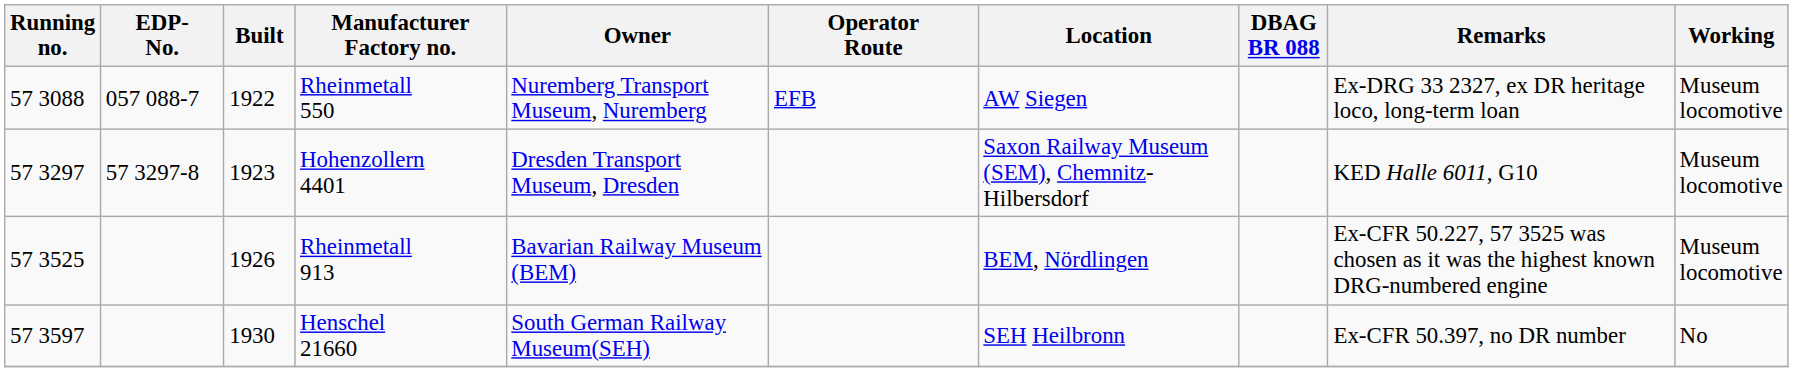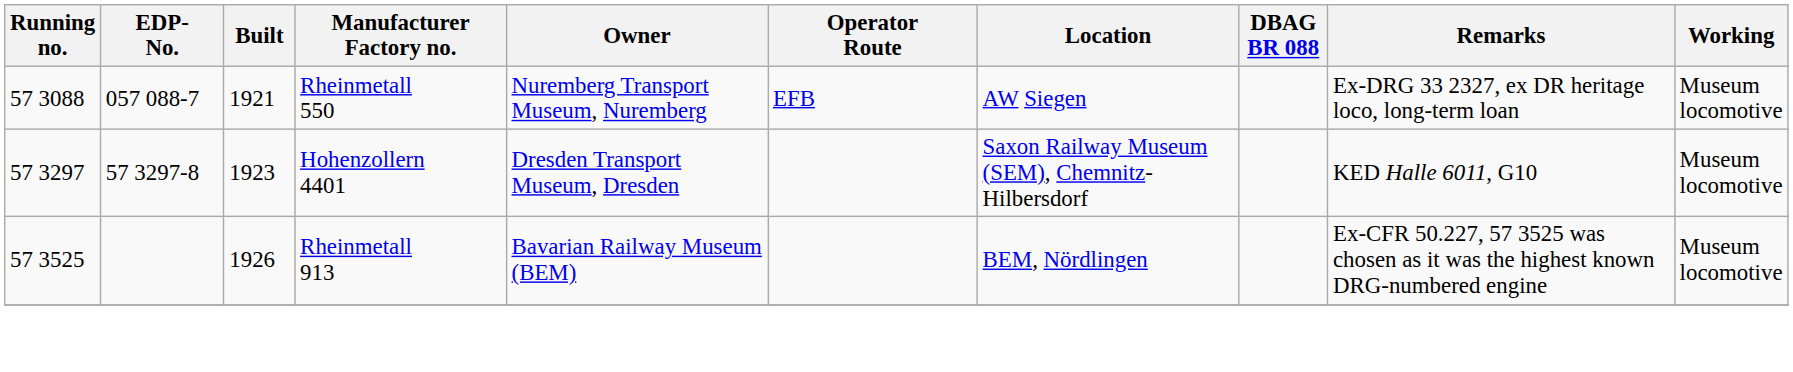(252, 97) 1922 -> (252, 97) 1921
- row: (343, 335)
